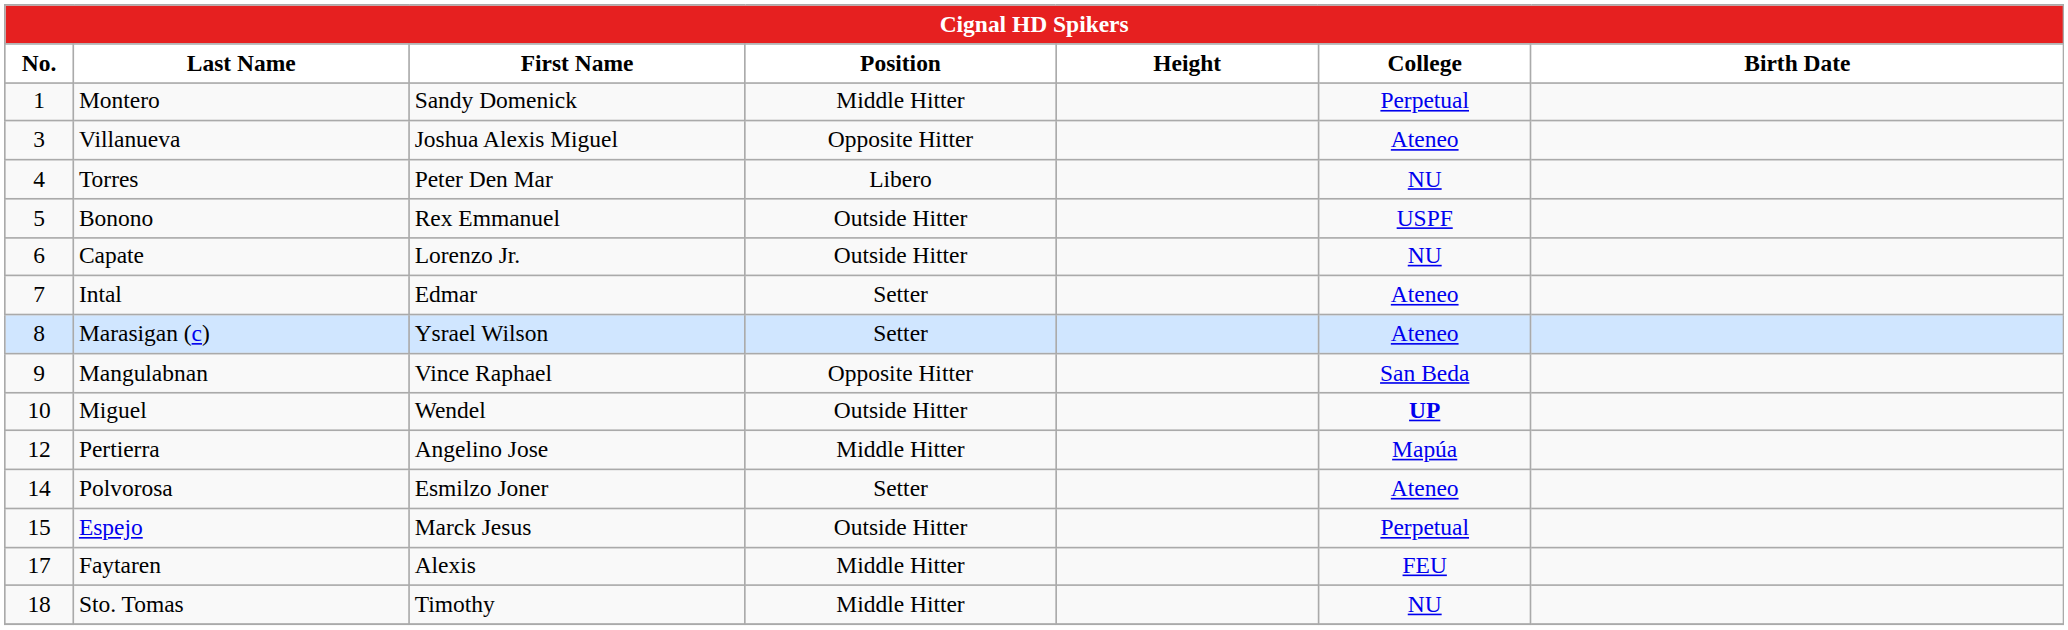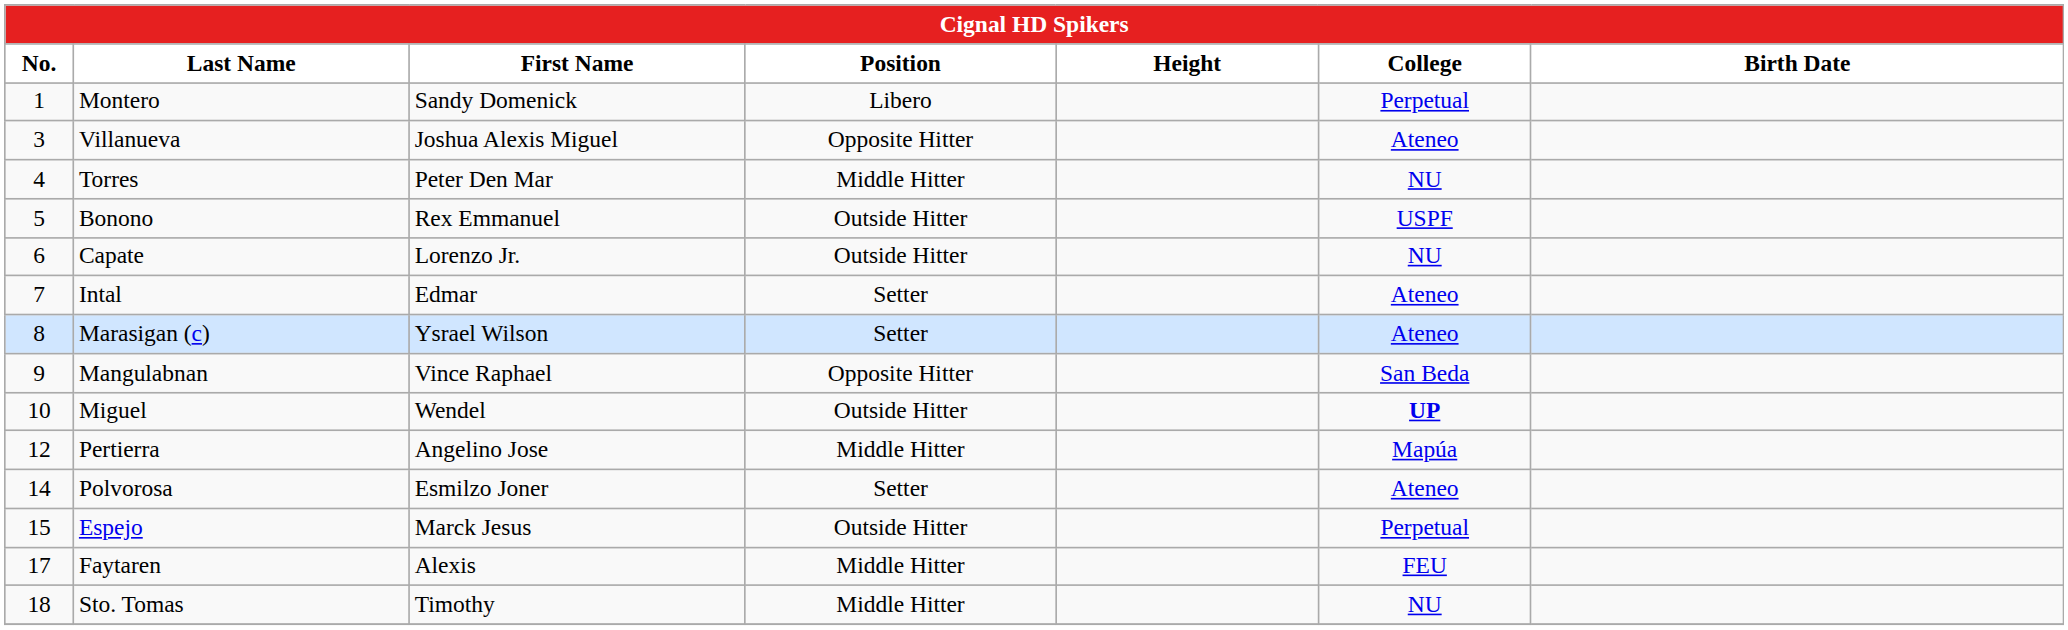(901, 101) Middle Hitter -> (901, 101) Libero
(901, 179) Libero -> (901, 179) Middle Hitter
